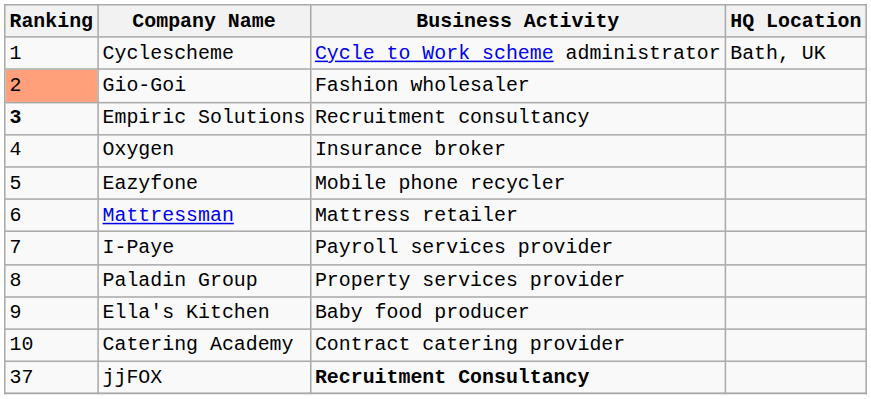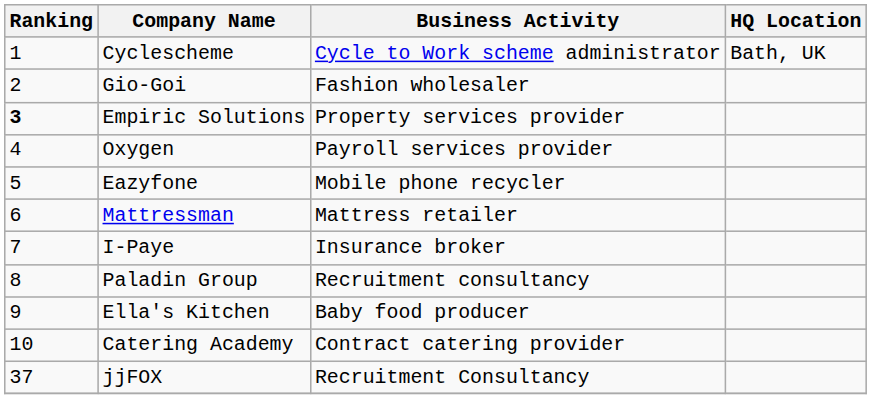(15, 86) lightsalmon background -> (15, 86) no background
(452, 118) Recruitment consultancy -> (470, 118) Property services provider
(410, 151) Insurance broker -> (464, 151) Payroll services provider
(464, 248) Payroll services provider -> (410, 248) Insurance broker
(470, 280) Property services provider -> (452, 280) Recruitment consultancy
(452, 378) bold -> (452, 378) normal
